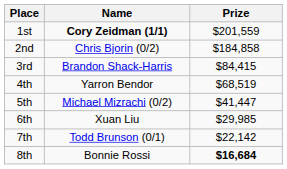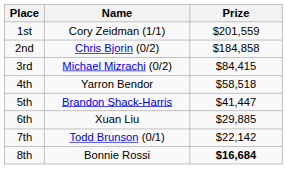(117, 31) bold -> (117, 31) normal
(117, 66) Brandon Shack-Harris -> (117, 66) Michael Mizrachi (0/2)
(236, 84) $68,519 -> (236, 84) $58,518
(117, 102) Michael Mizrachi (0/2) -> (117, 102) Brandon Shack-Harris
(236, 119) $29,985 -> (236, 119) $29,885
